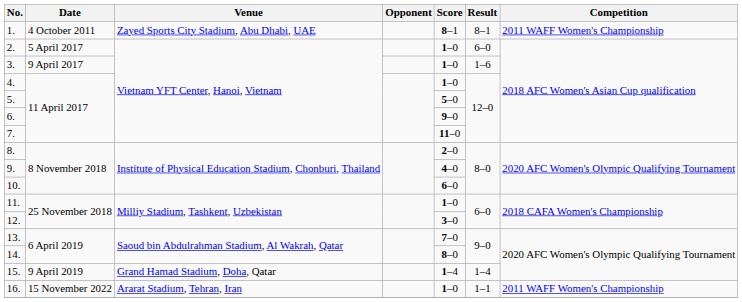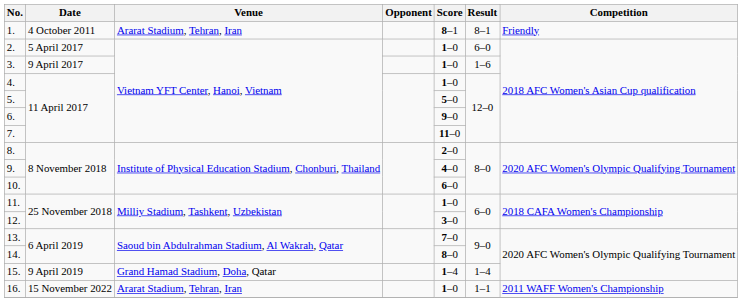(216, 30) Zayed Sports City Stadium, Abu Dhabi, UAE -> (179, 30) Ararat Stadium, Tehran, Iran
(583, 30) 2011 WAFF Women's Championship -> (521, 30) Friendly
